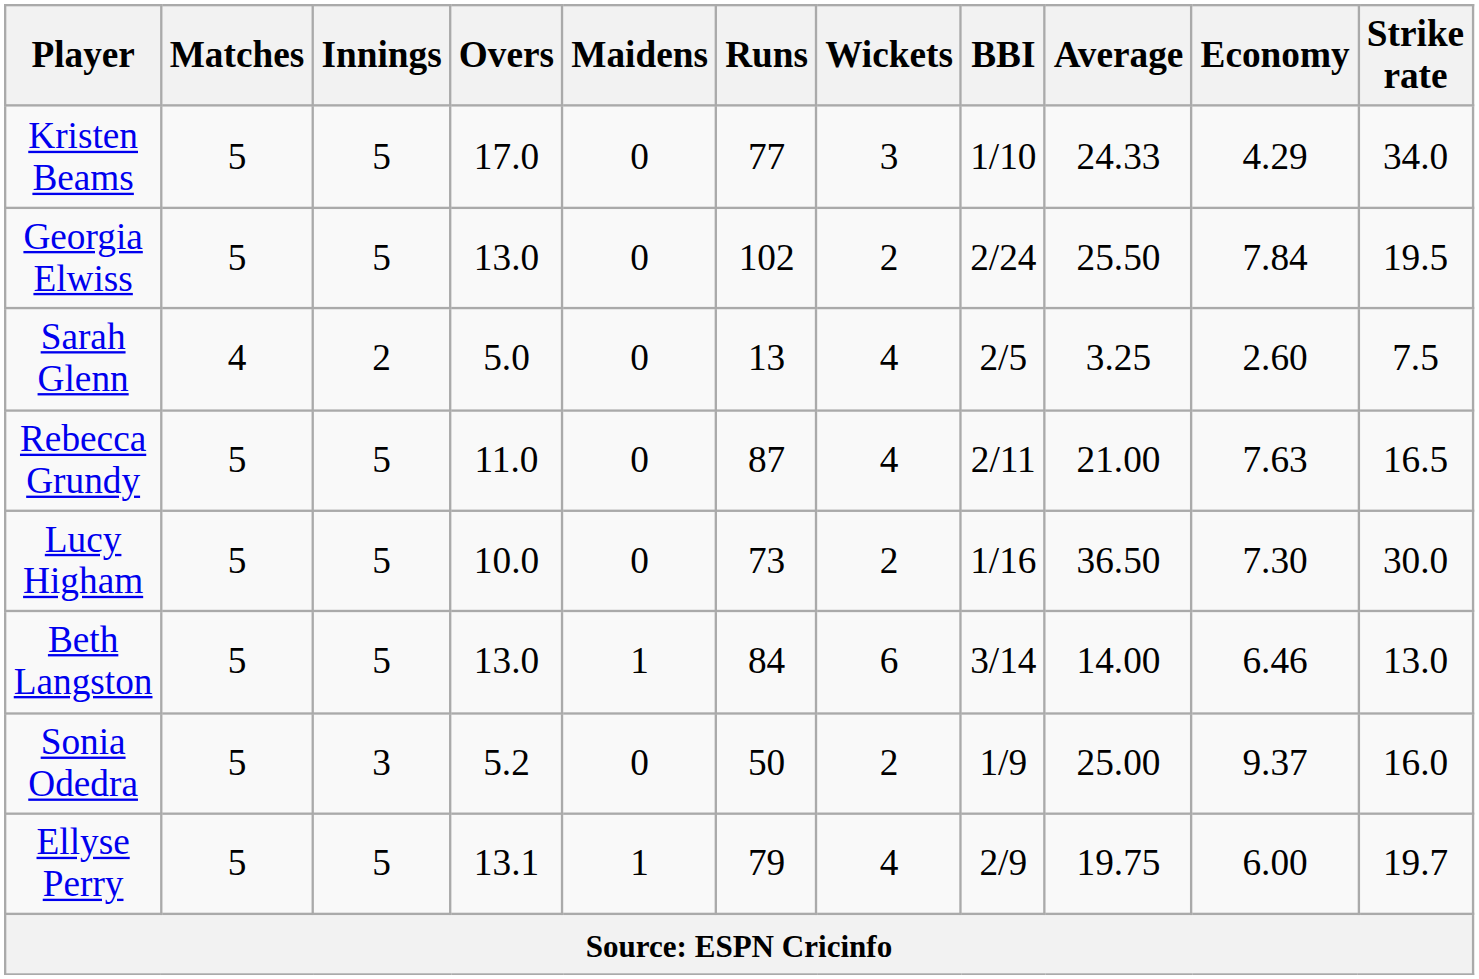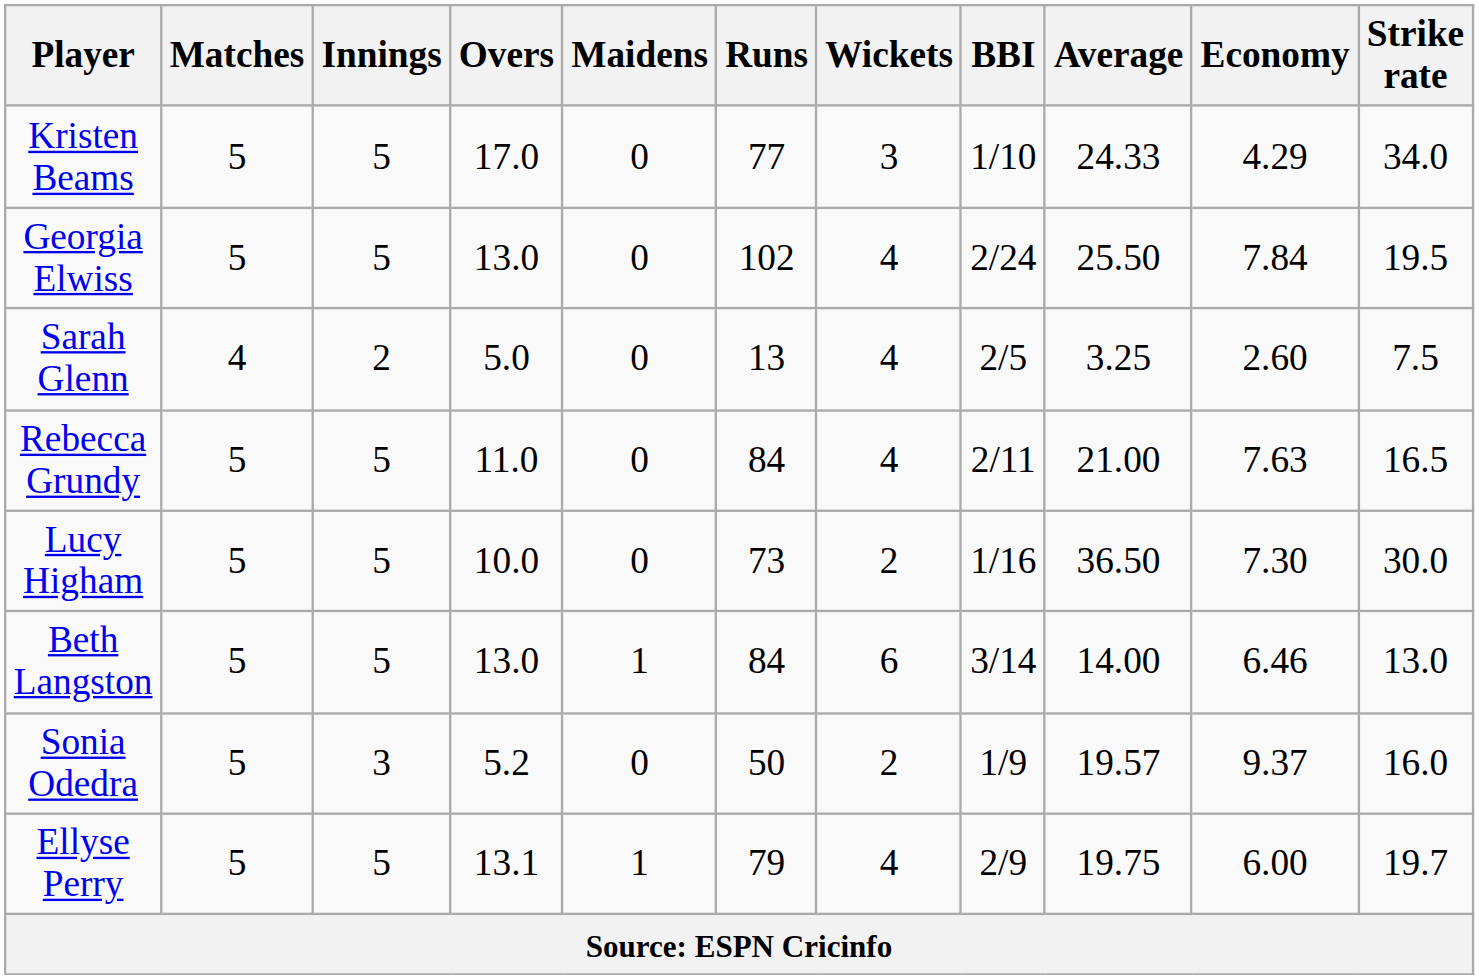(889, 257) 2 -> (889, 257) 4
(767, 459) 87 -> (767, 459) 84
(1118, 762) 25.00 -> (1118, 762) 19.57
